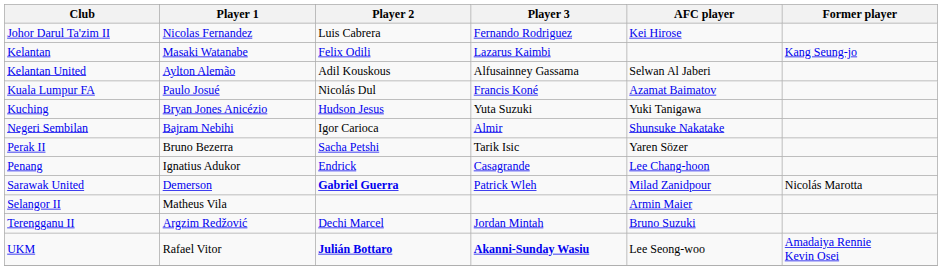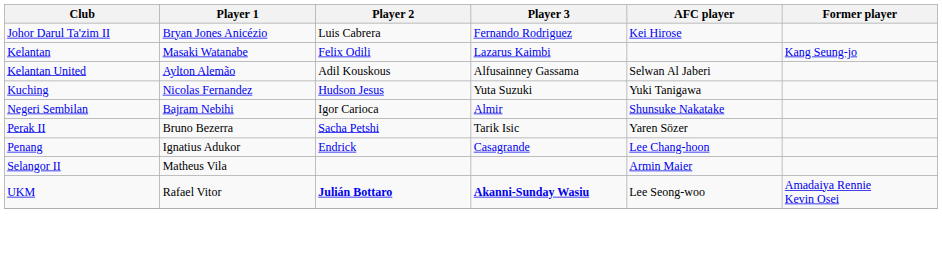(207, 33) Nicolas Fernandez -> (215, 33) Bryan Jones Anicézio
- row: (51, 90)
(215, 109) Bryan Jones Anicézio -> (207, 90) Nicolas Fernandez
- row: (46, 185)
- row: (41, 223)
